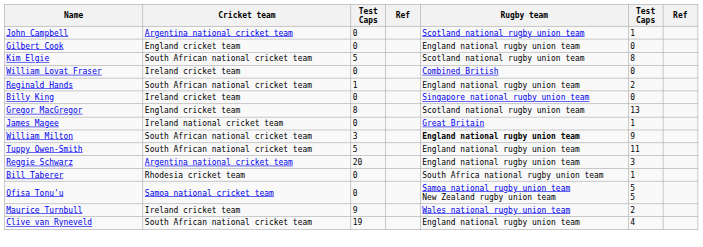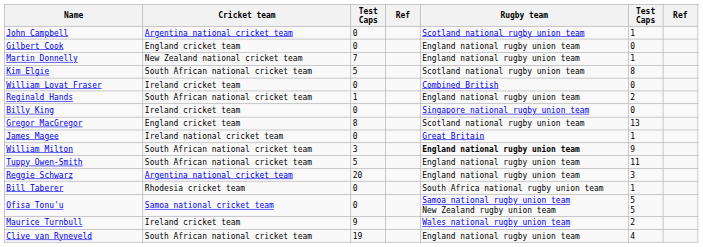+ row: (42, 59)
